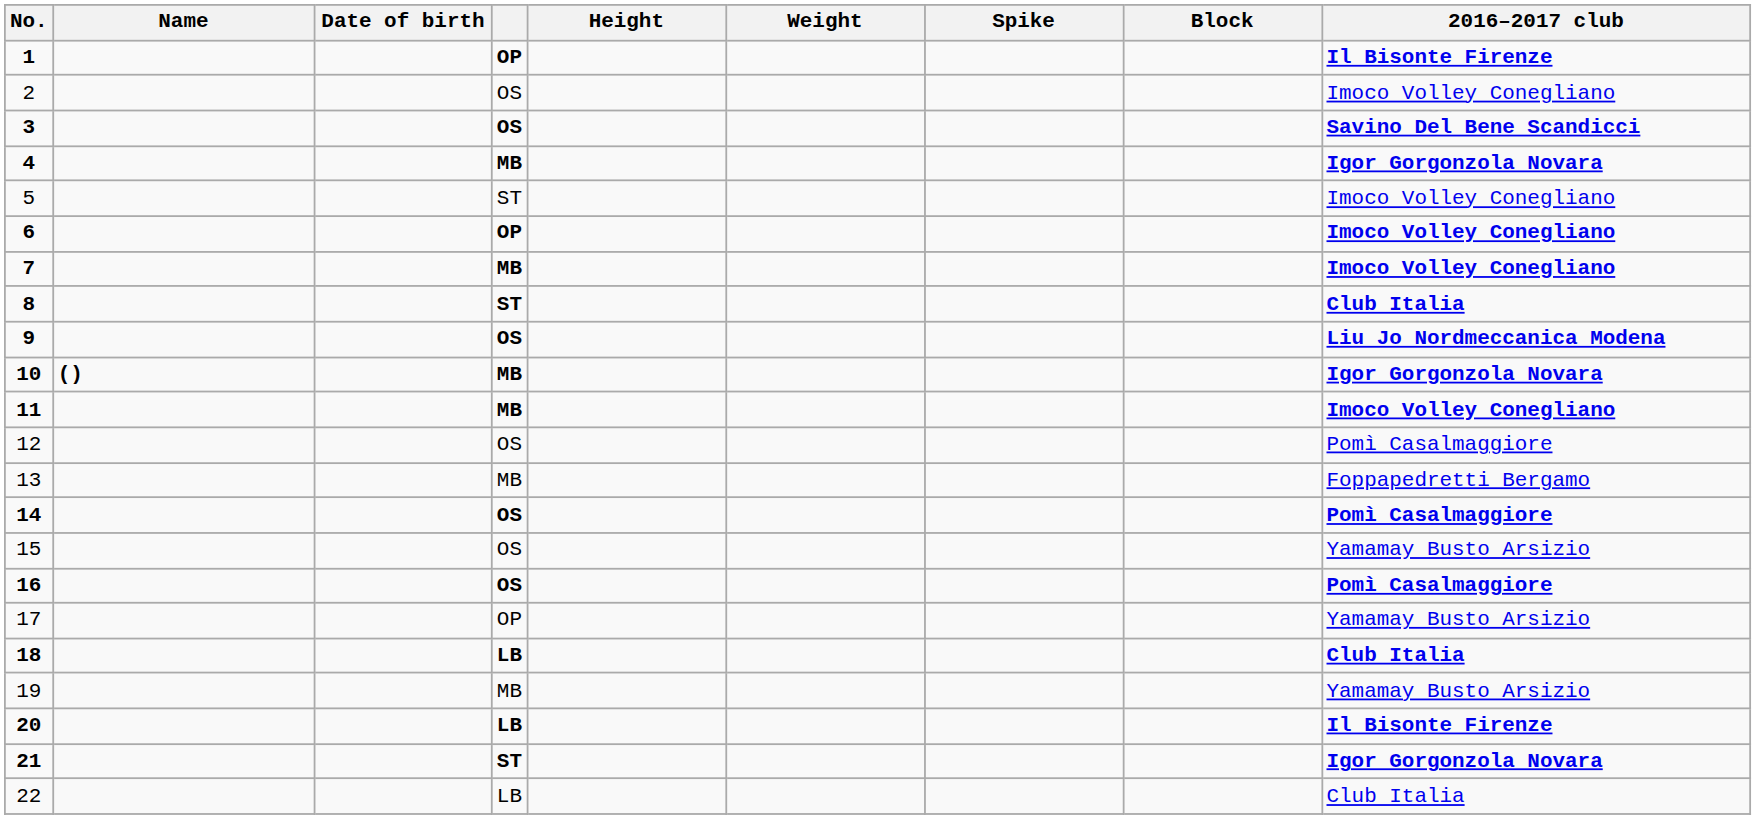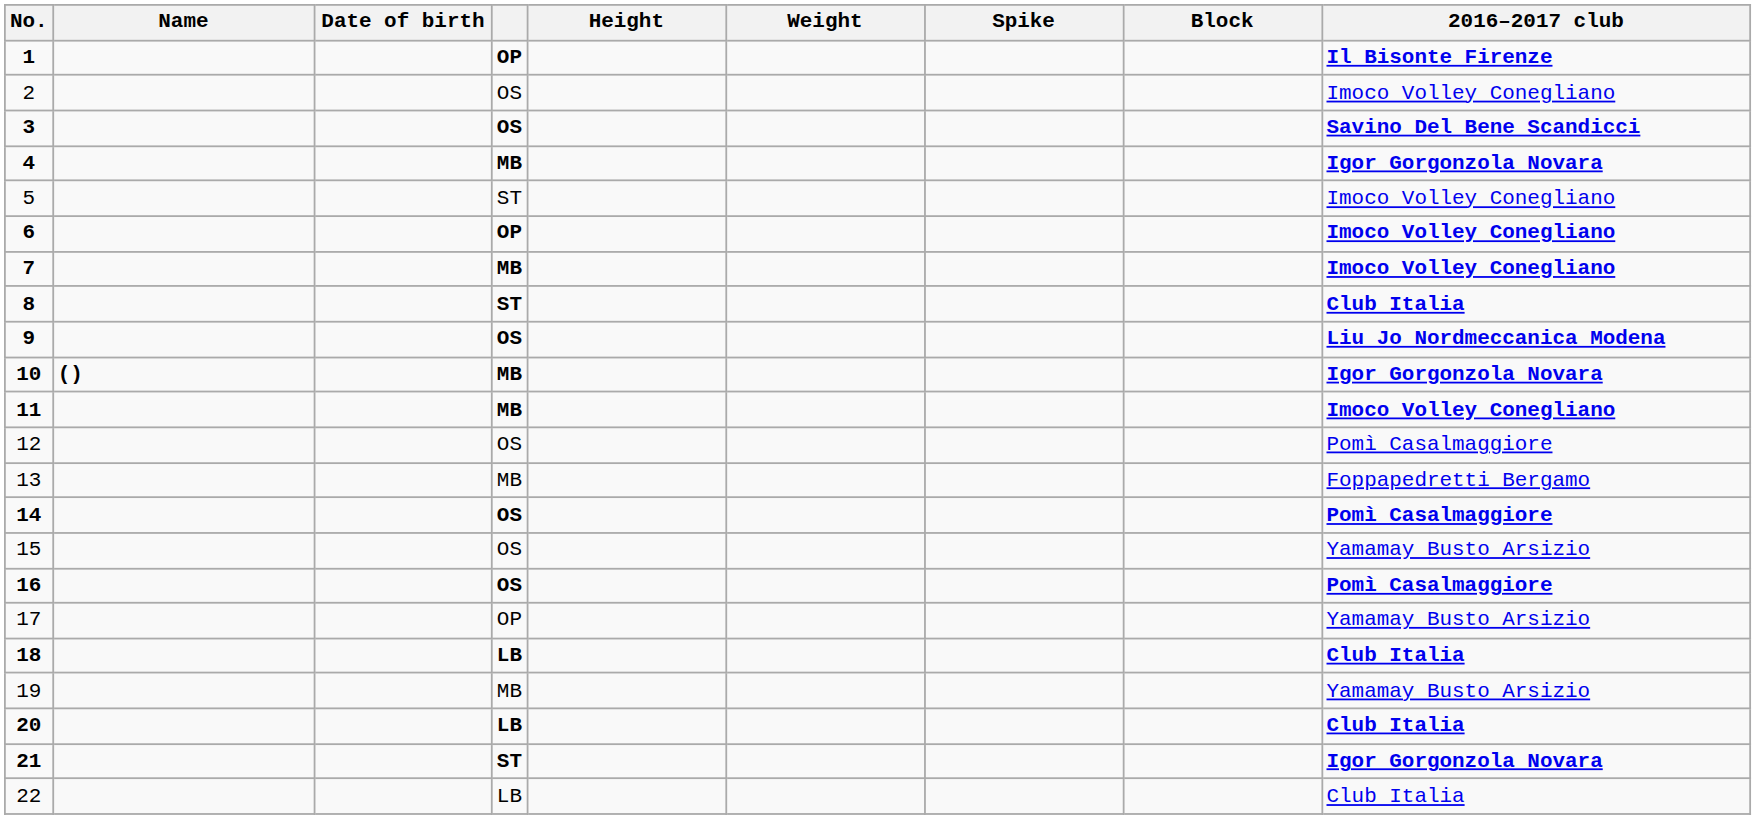(1439, 726) Il Bisonte Firenze -> (1396, 726) Club Italia
